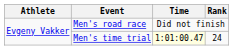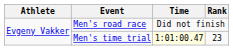(217, 38) 24 -> (217, 38) 23
